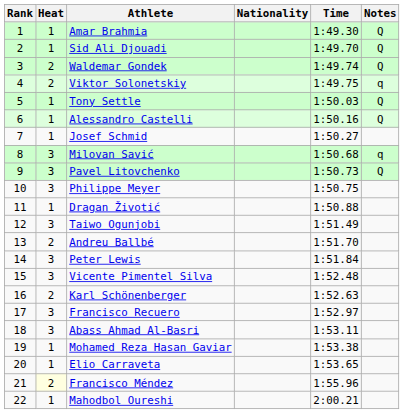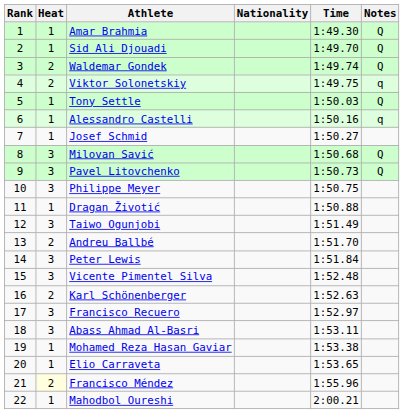(380, 119) Q -> (380, 119) q
(380, 154) q -> (380, 154) Q
